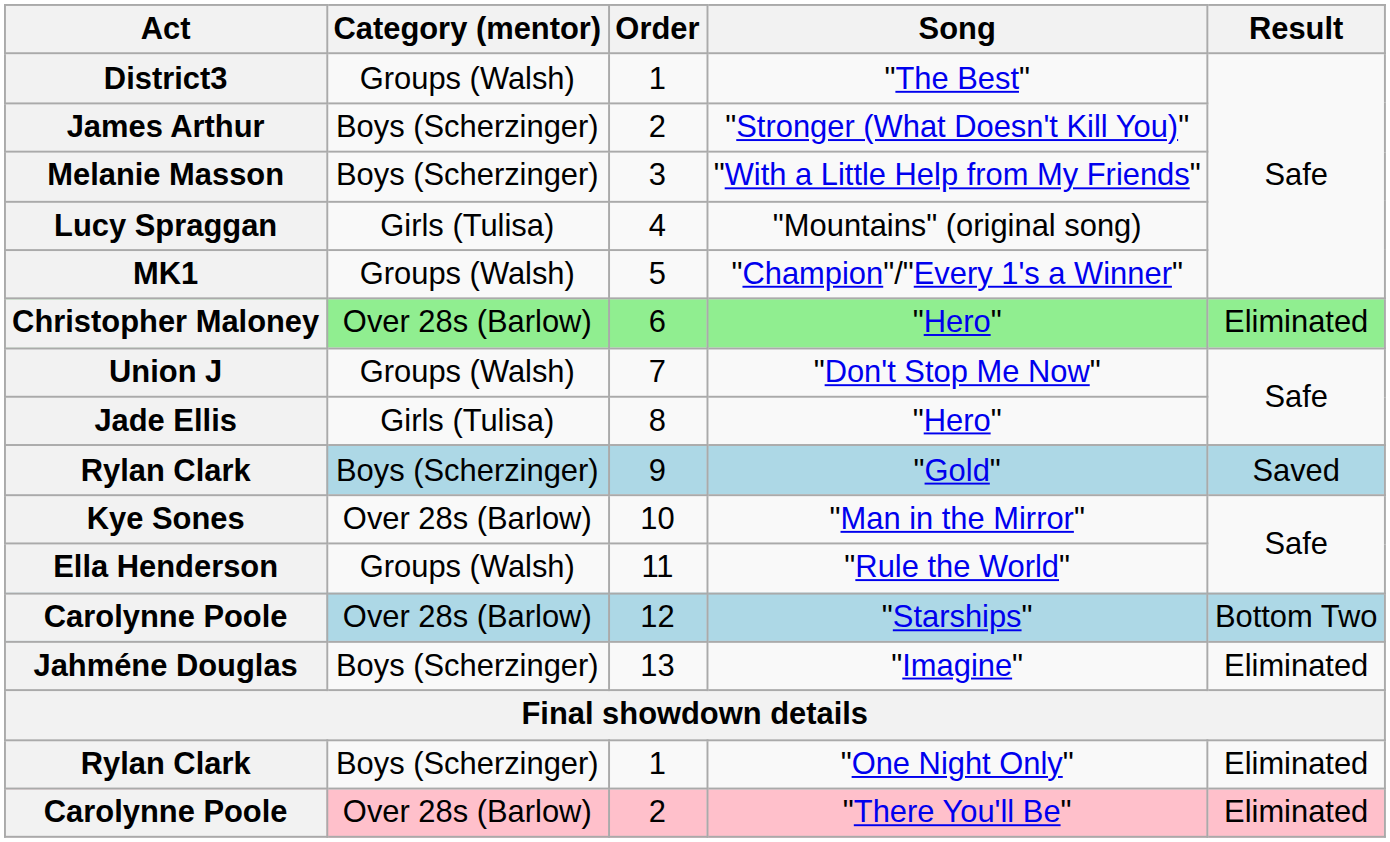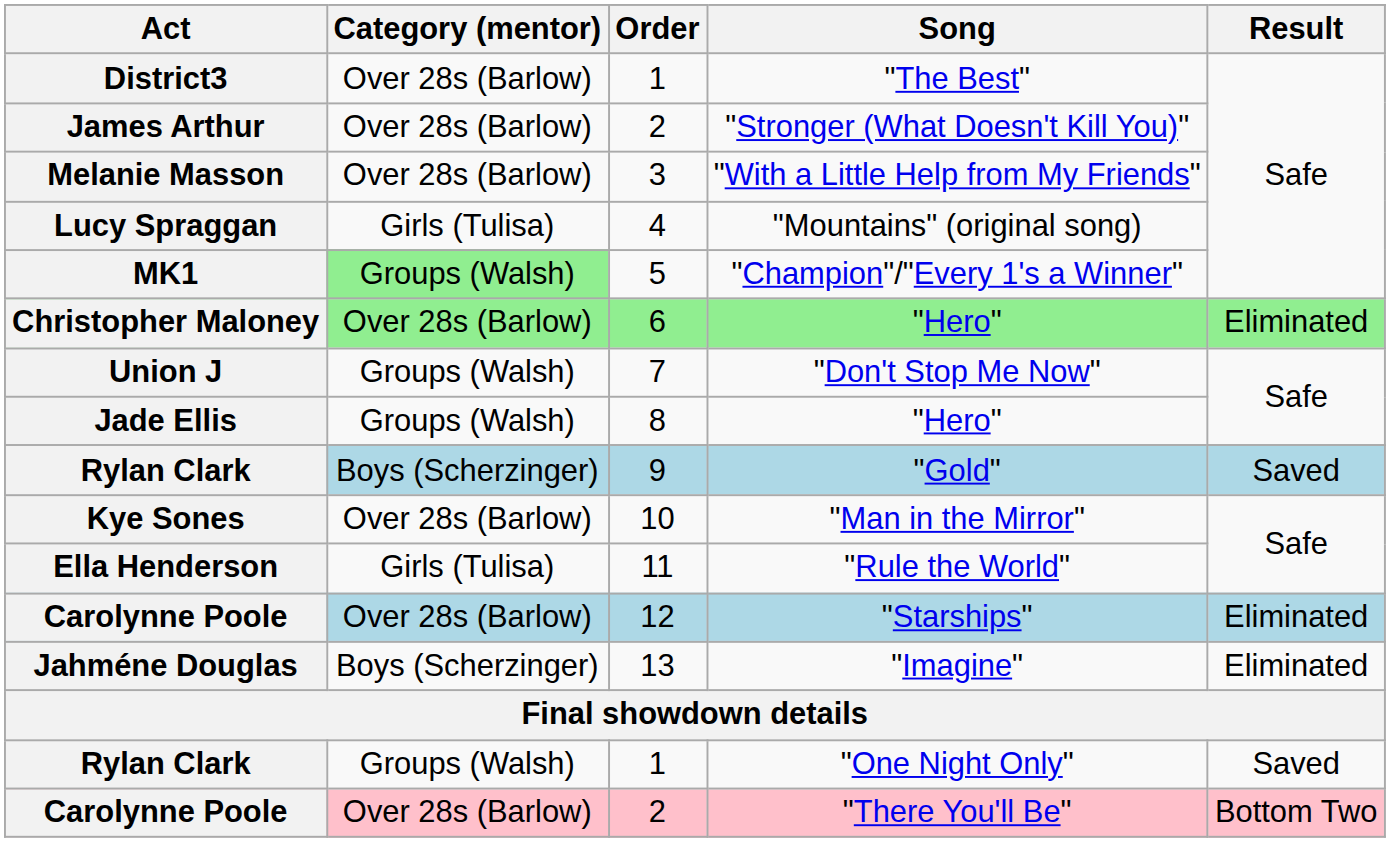(467, 77) Groups (Walsh) -> (467, 77) Over 28s (Barlow)
(467, 126) Boys (Scherzinger) -> (467, 126) Over 28s (Barlow)
(467, 175) Boys (Scherzinger) -> (467, 175) Over 28s (Barlow)
(467, 273) no background -> (467, 273) lightgreen background
(467, 420) Girls (Tulisa) -> (467, 420) Groups (Walsh)
(467, 567) Groups (Walsh) -> (467, 567) Girls (Tulisa)
(1296, 616) Bottom Two -> (1296, 616) Eliminated
(467, 763) Boys (Scherzinger) -> (467, 763) Groups (Walsh)
(1296, 763) Eliminated -> (1296, 763) Saved
(1296, 812) Eliminated -> (1296, 812) Bottom Two
